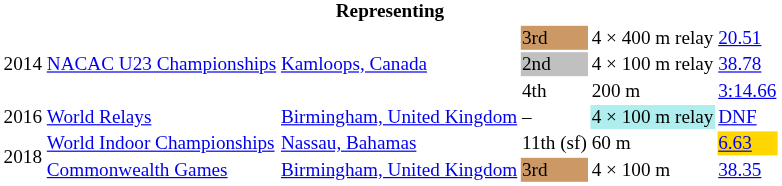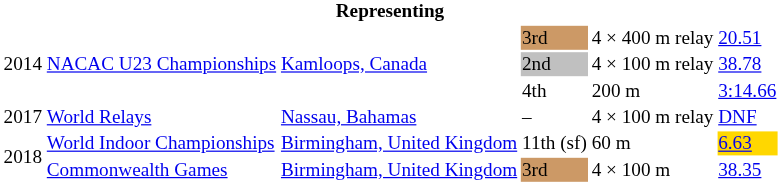(23, 116) 2016 -> (23, 116) 2017
(399, 116) Birmingham, United Kingdom -> (349, 116) Nassau, Bahamas
(653, 116) paleturquoise background -> (653, 116) no background
(349, 143) Nassau, Bahamas -> (399, 143) Birmingham, United Kingdom
